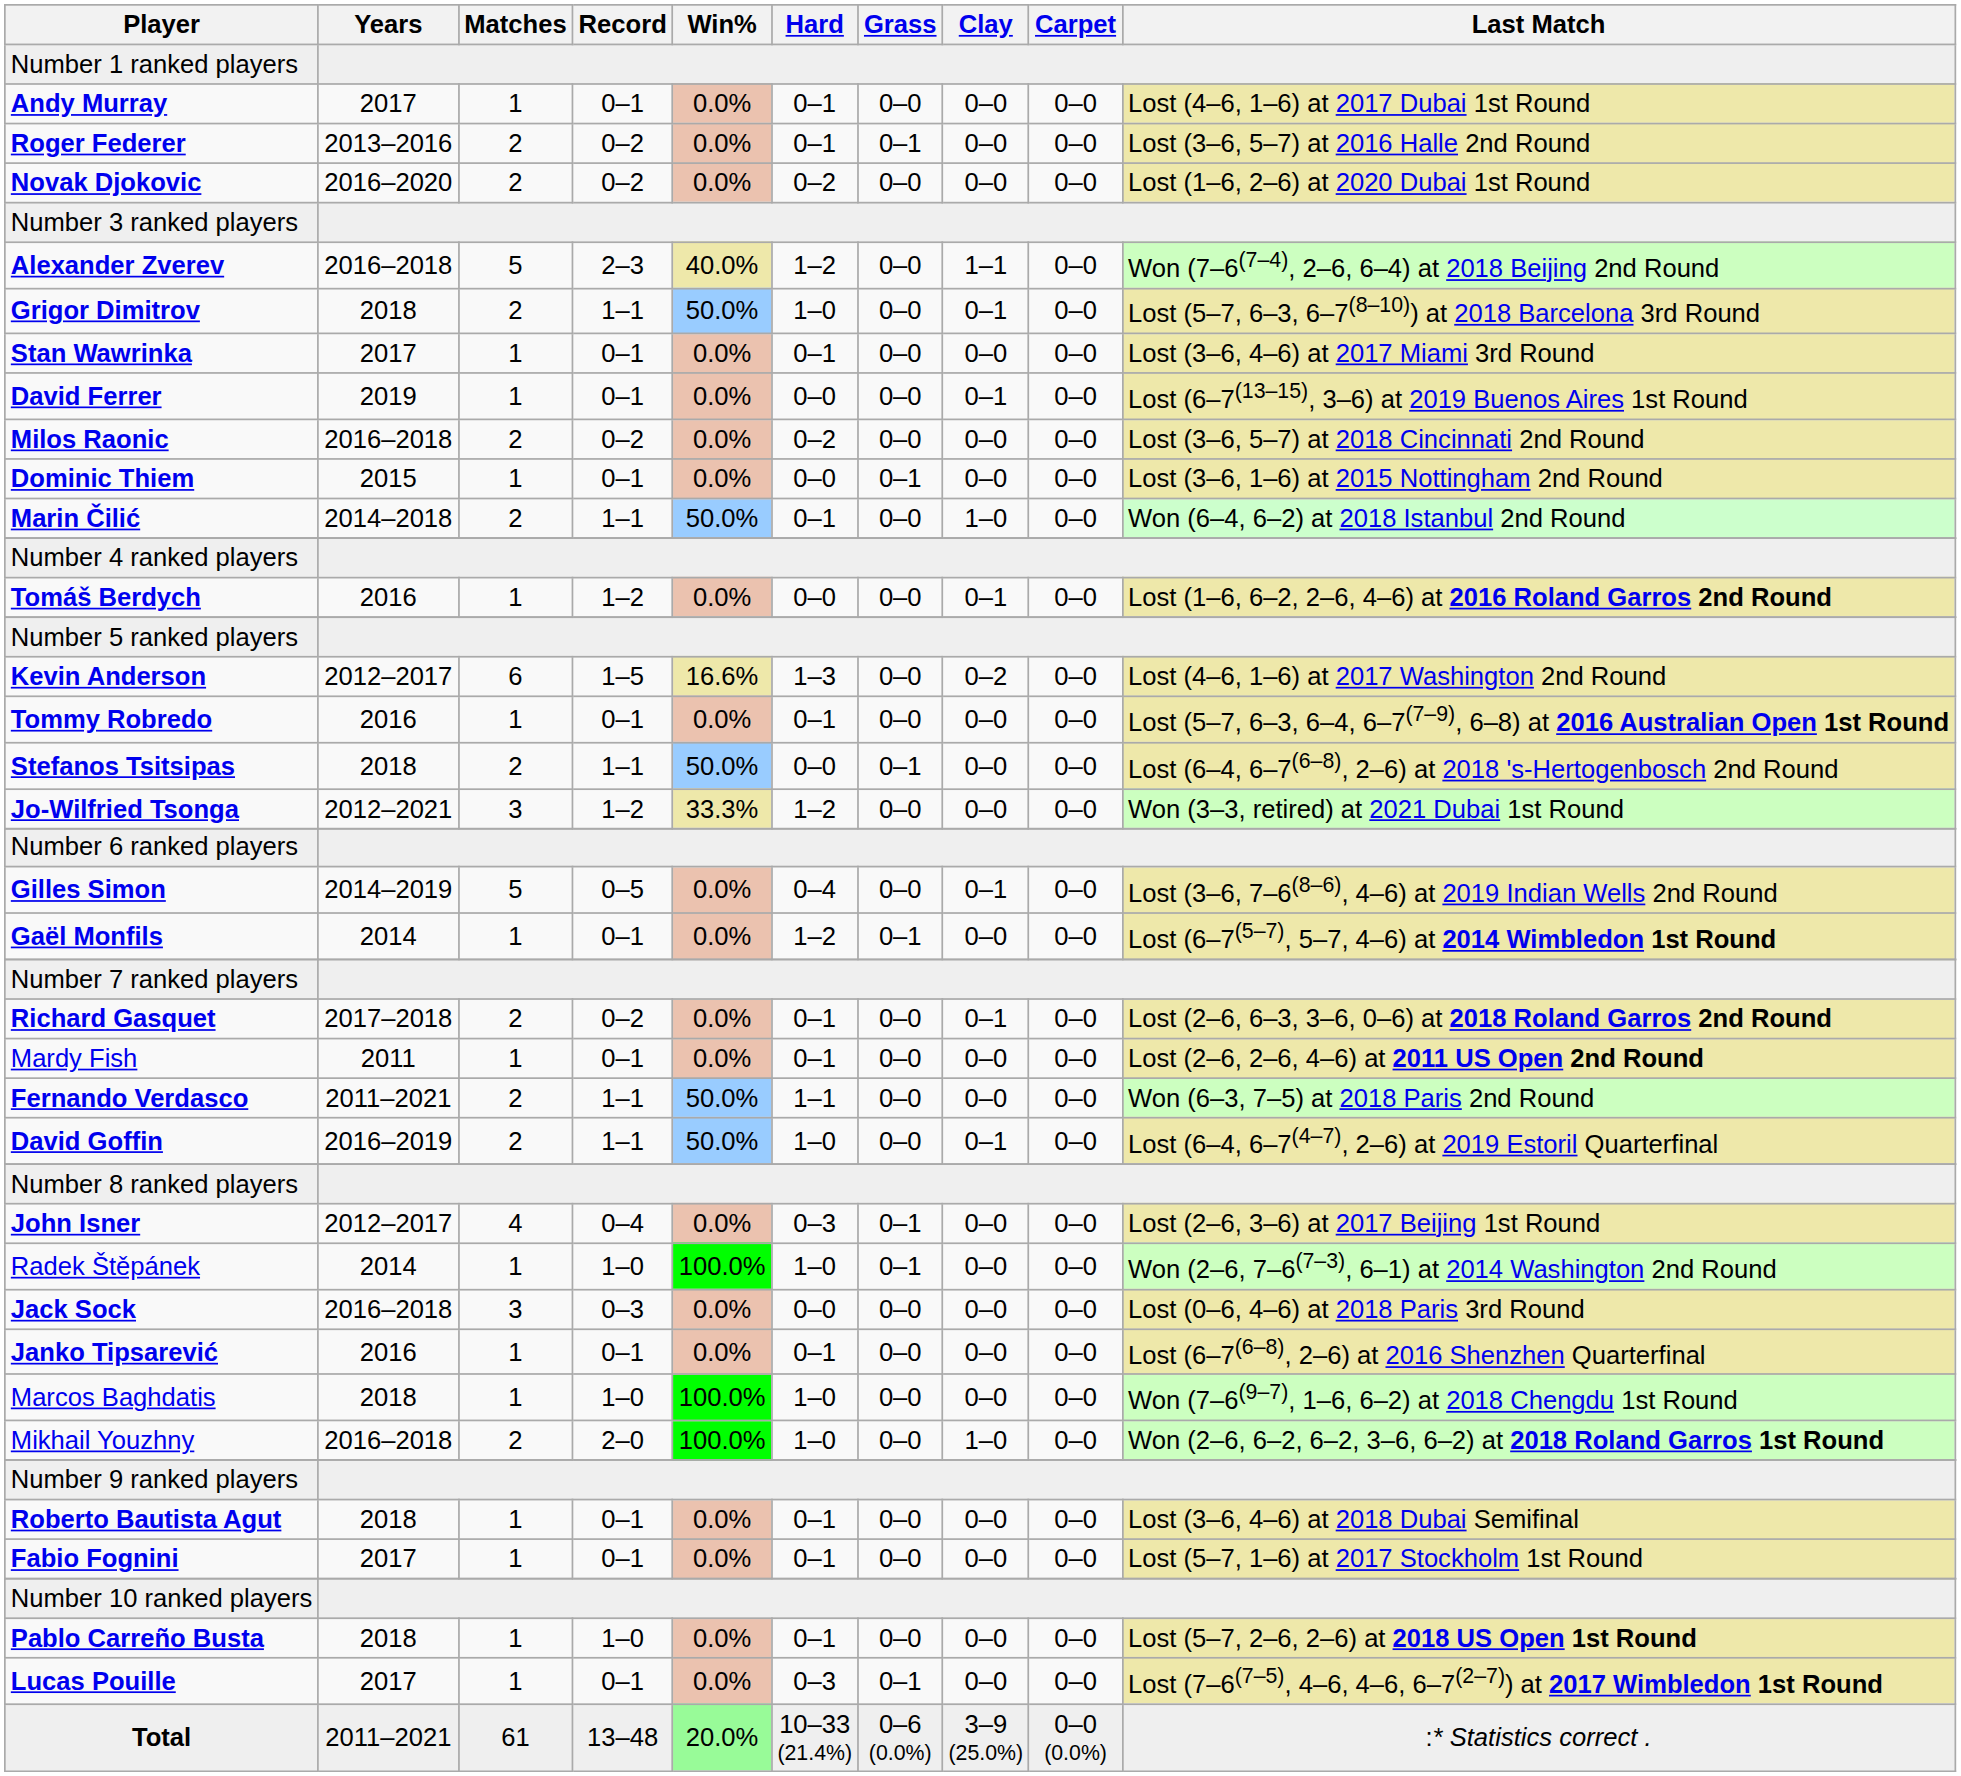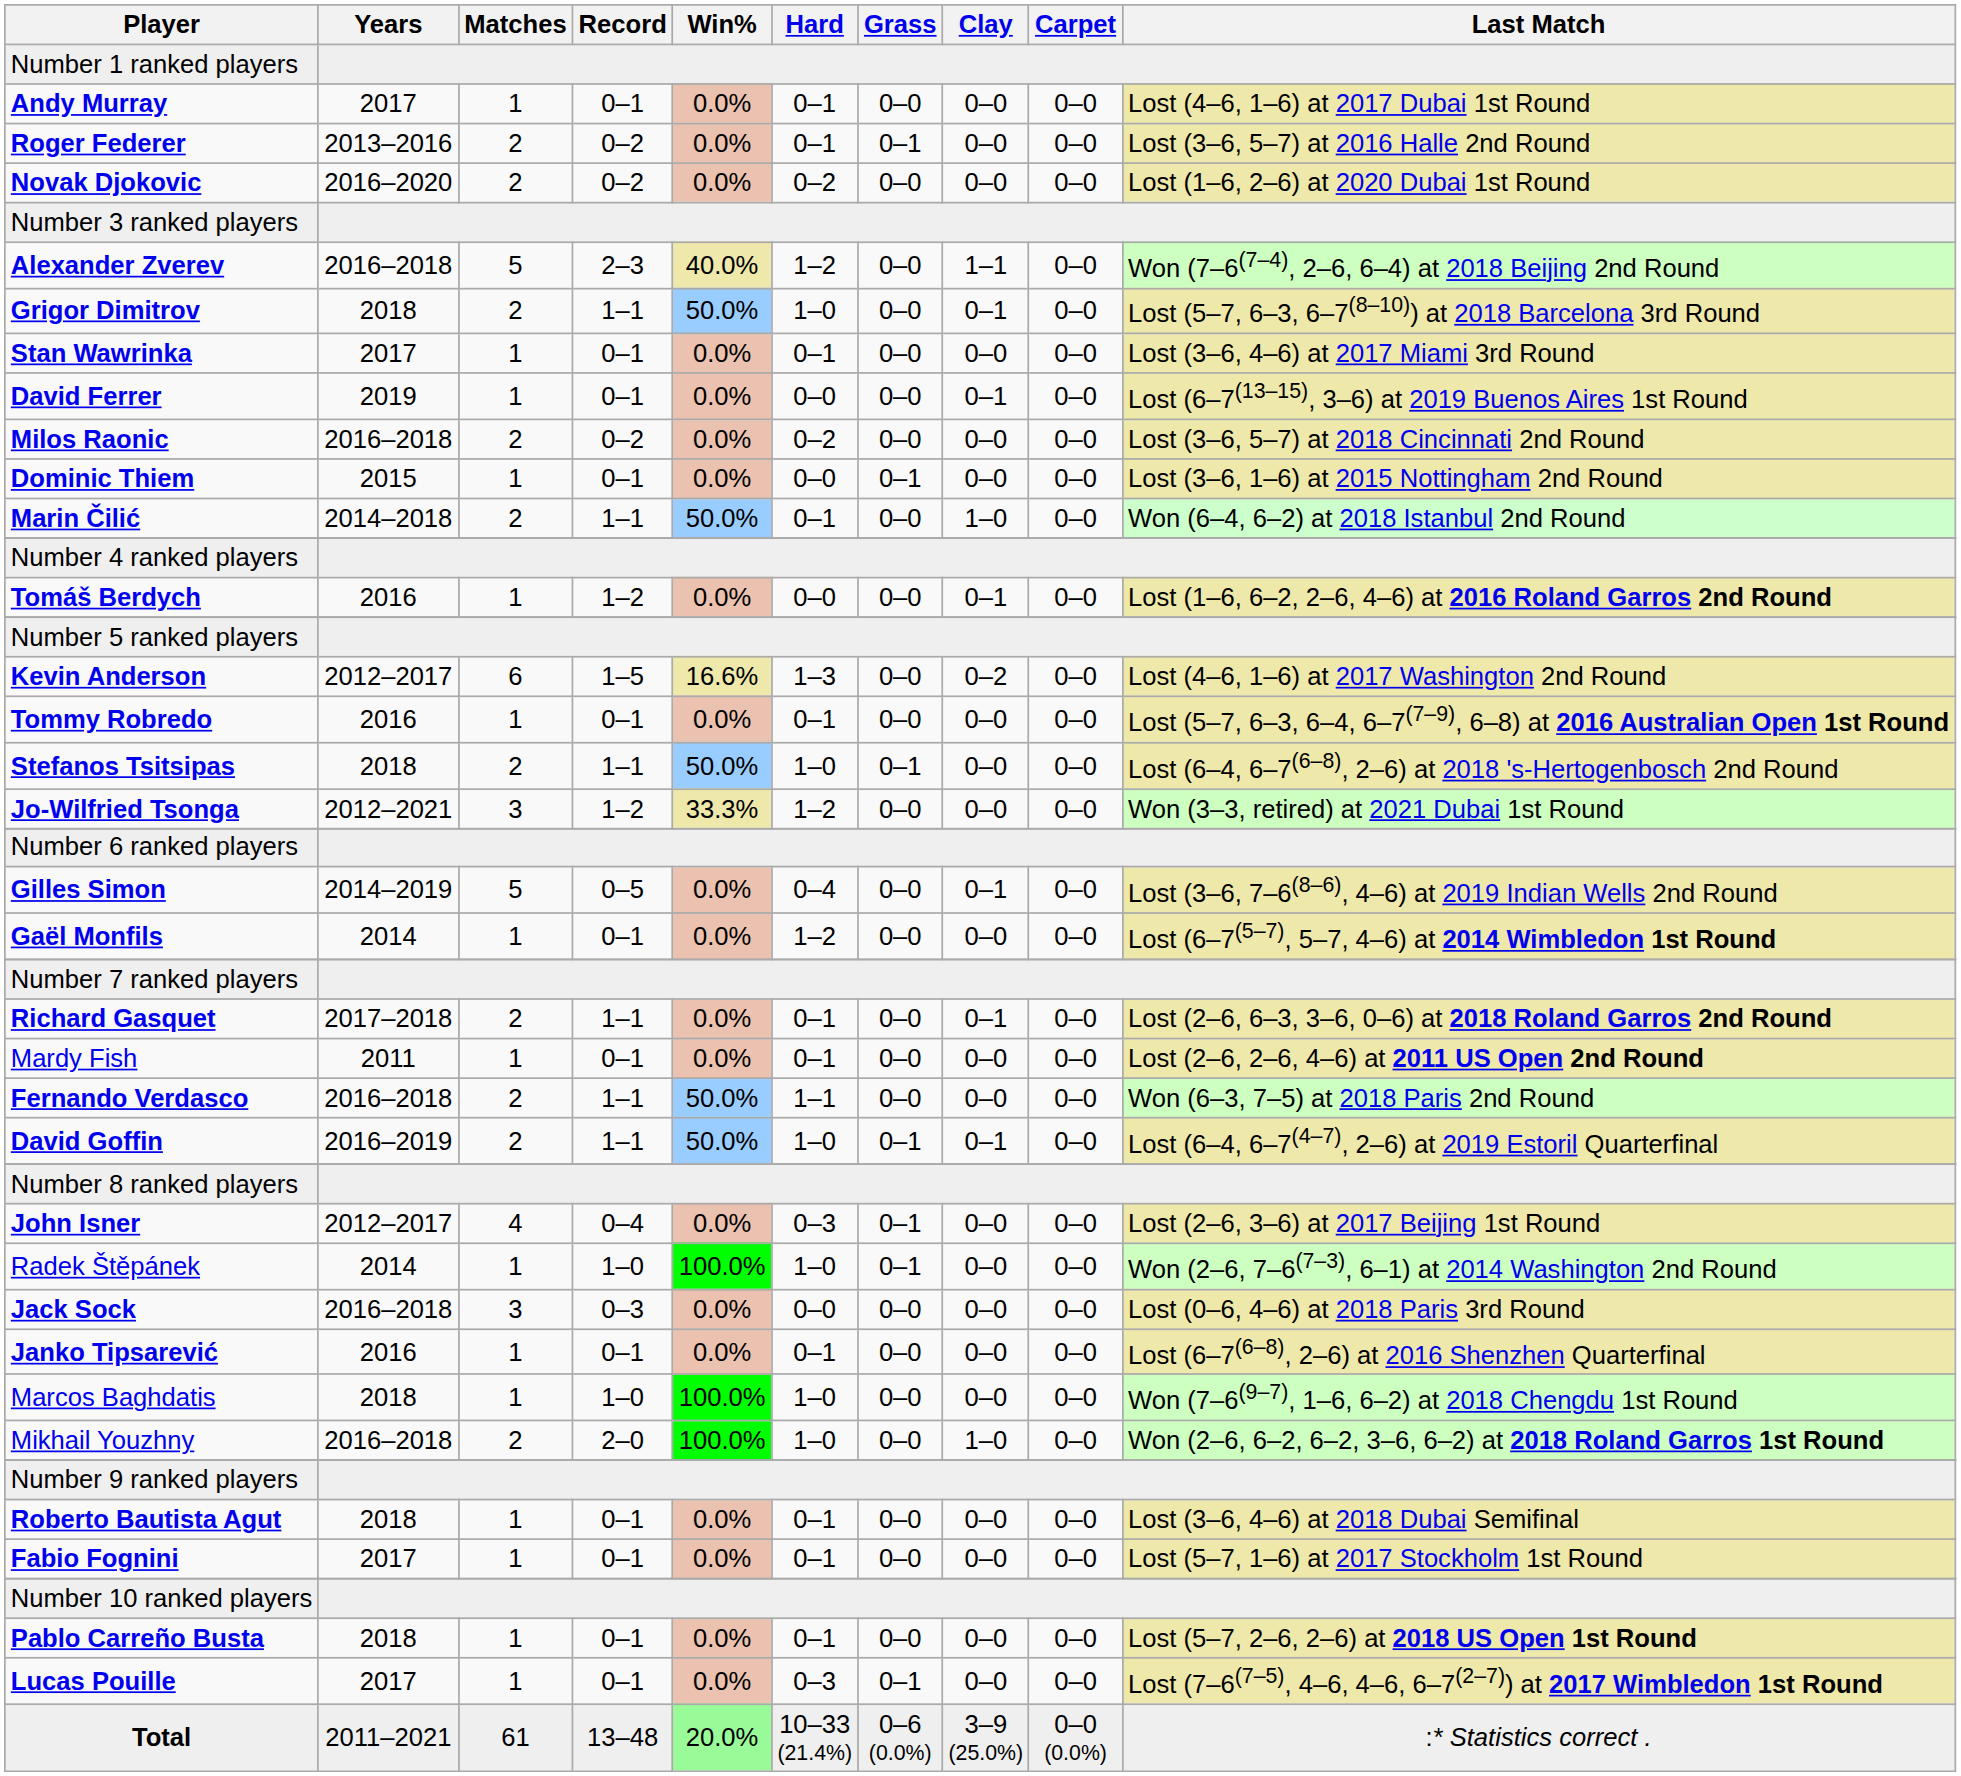(815, 765) 0–0 -> (815, 765) 1–0
(900, 937) 0–1 -> (900, 937) 0–0
(623, 1019) 0–2 -> (623, 1019) 1–1
(388, 1098) 2011–2021 -> (388, 1098) 2016–2018
(900, 1141) 0–0 -> (900, 1141) 0–1
(623, 1638) 1–0 -> (623, 1638) 0–1
